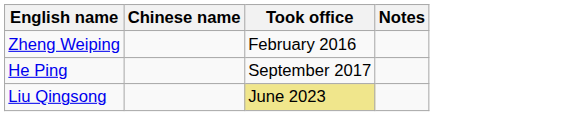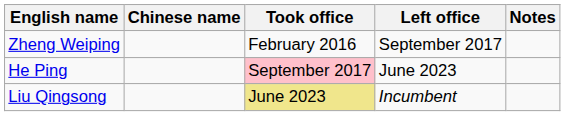+ column: (440, 17)
(310, 70) no background -> (310, 70) pink background
